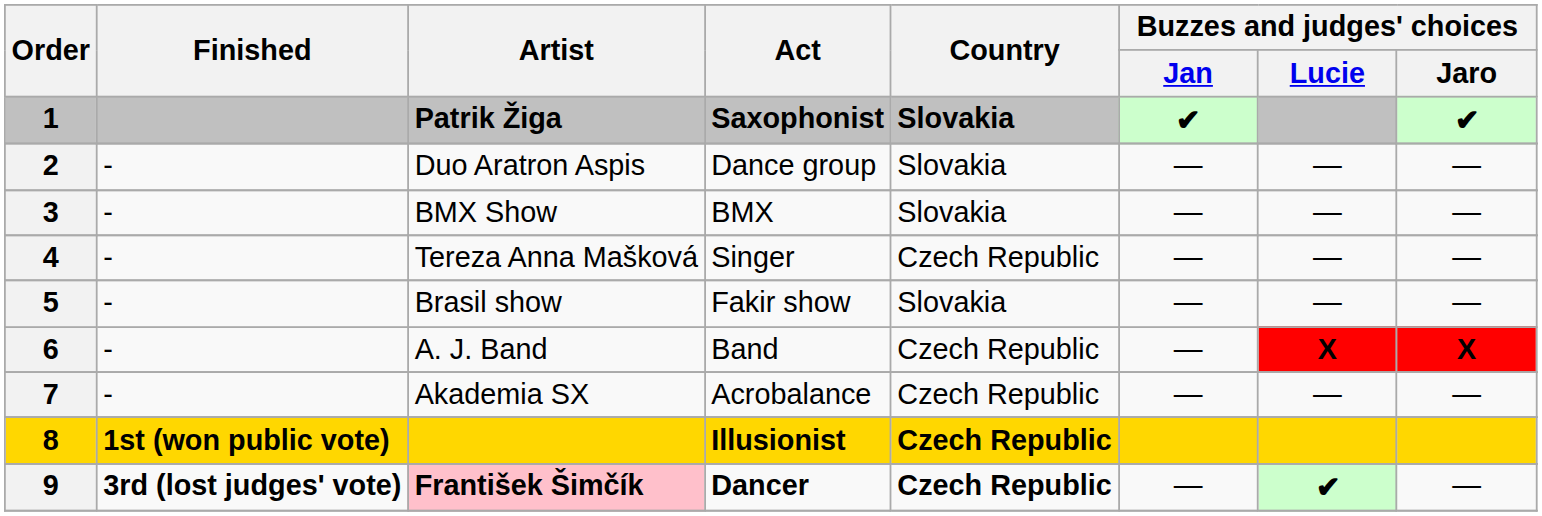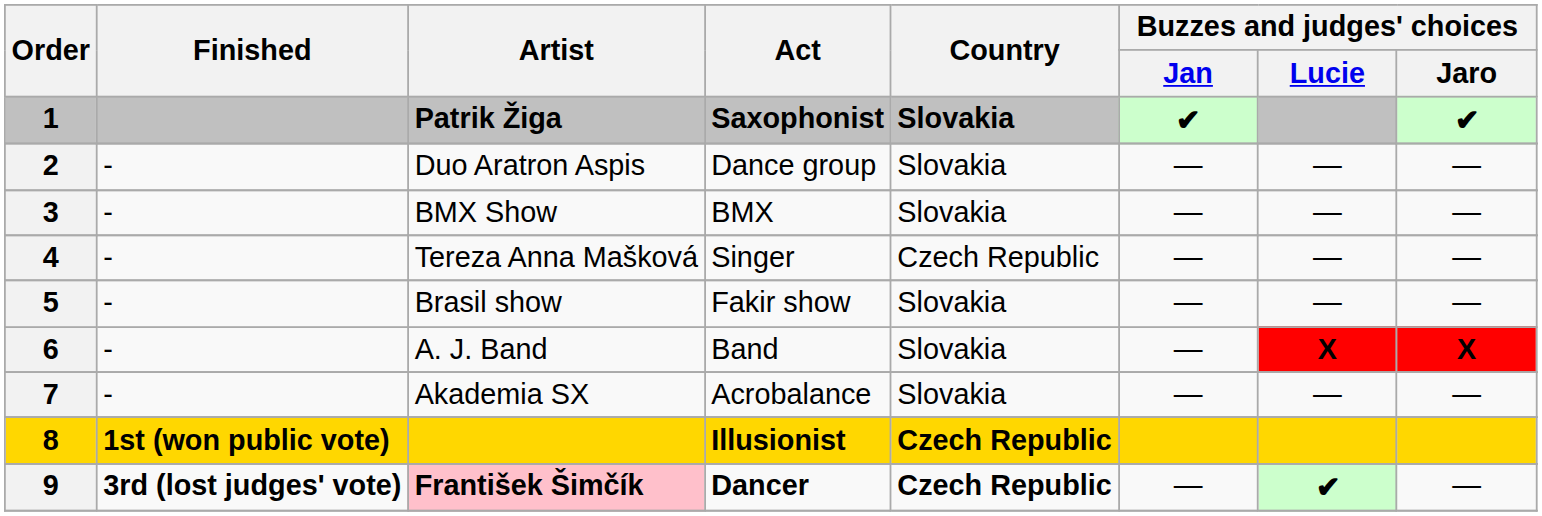(998, 348) Czech Republic -> (952, 348) Slovakia
(998, 394) Czech Republic -> (952, 394) Slovakia
